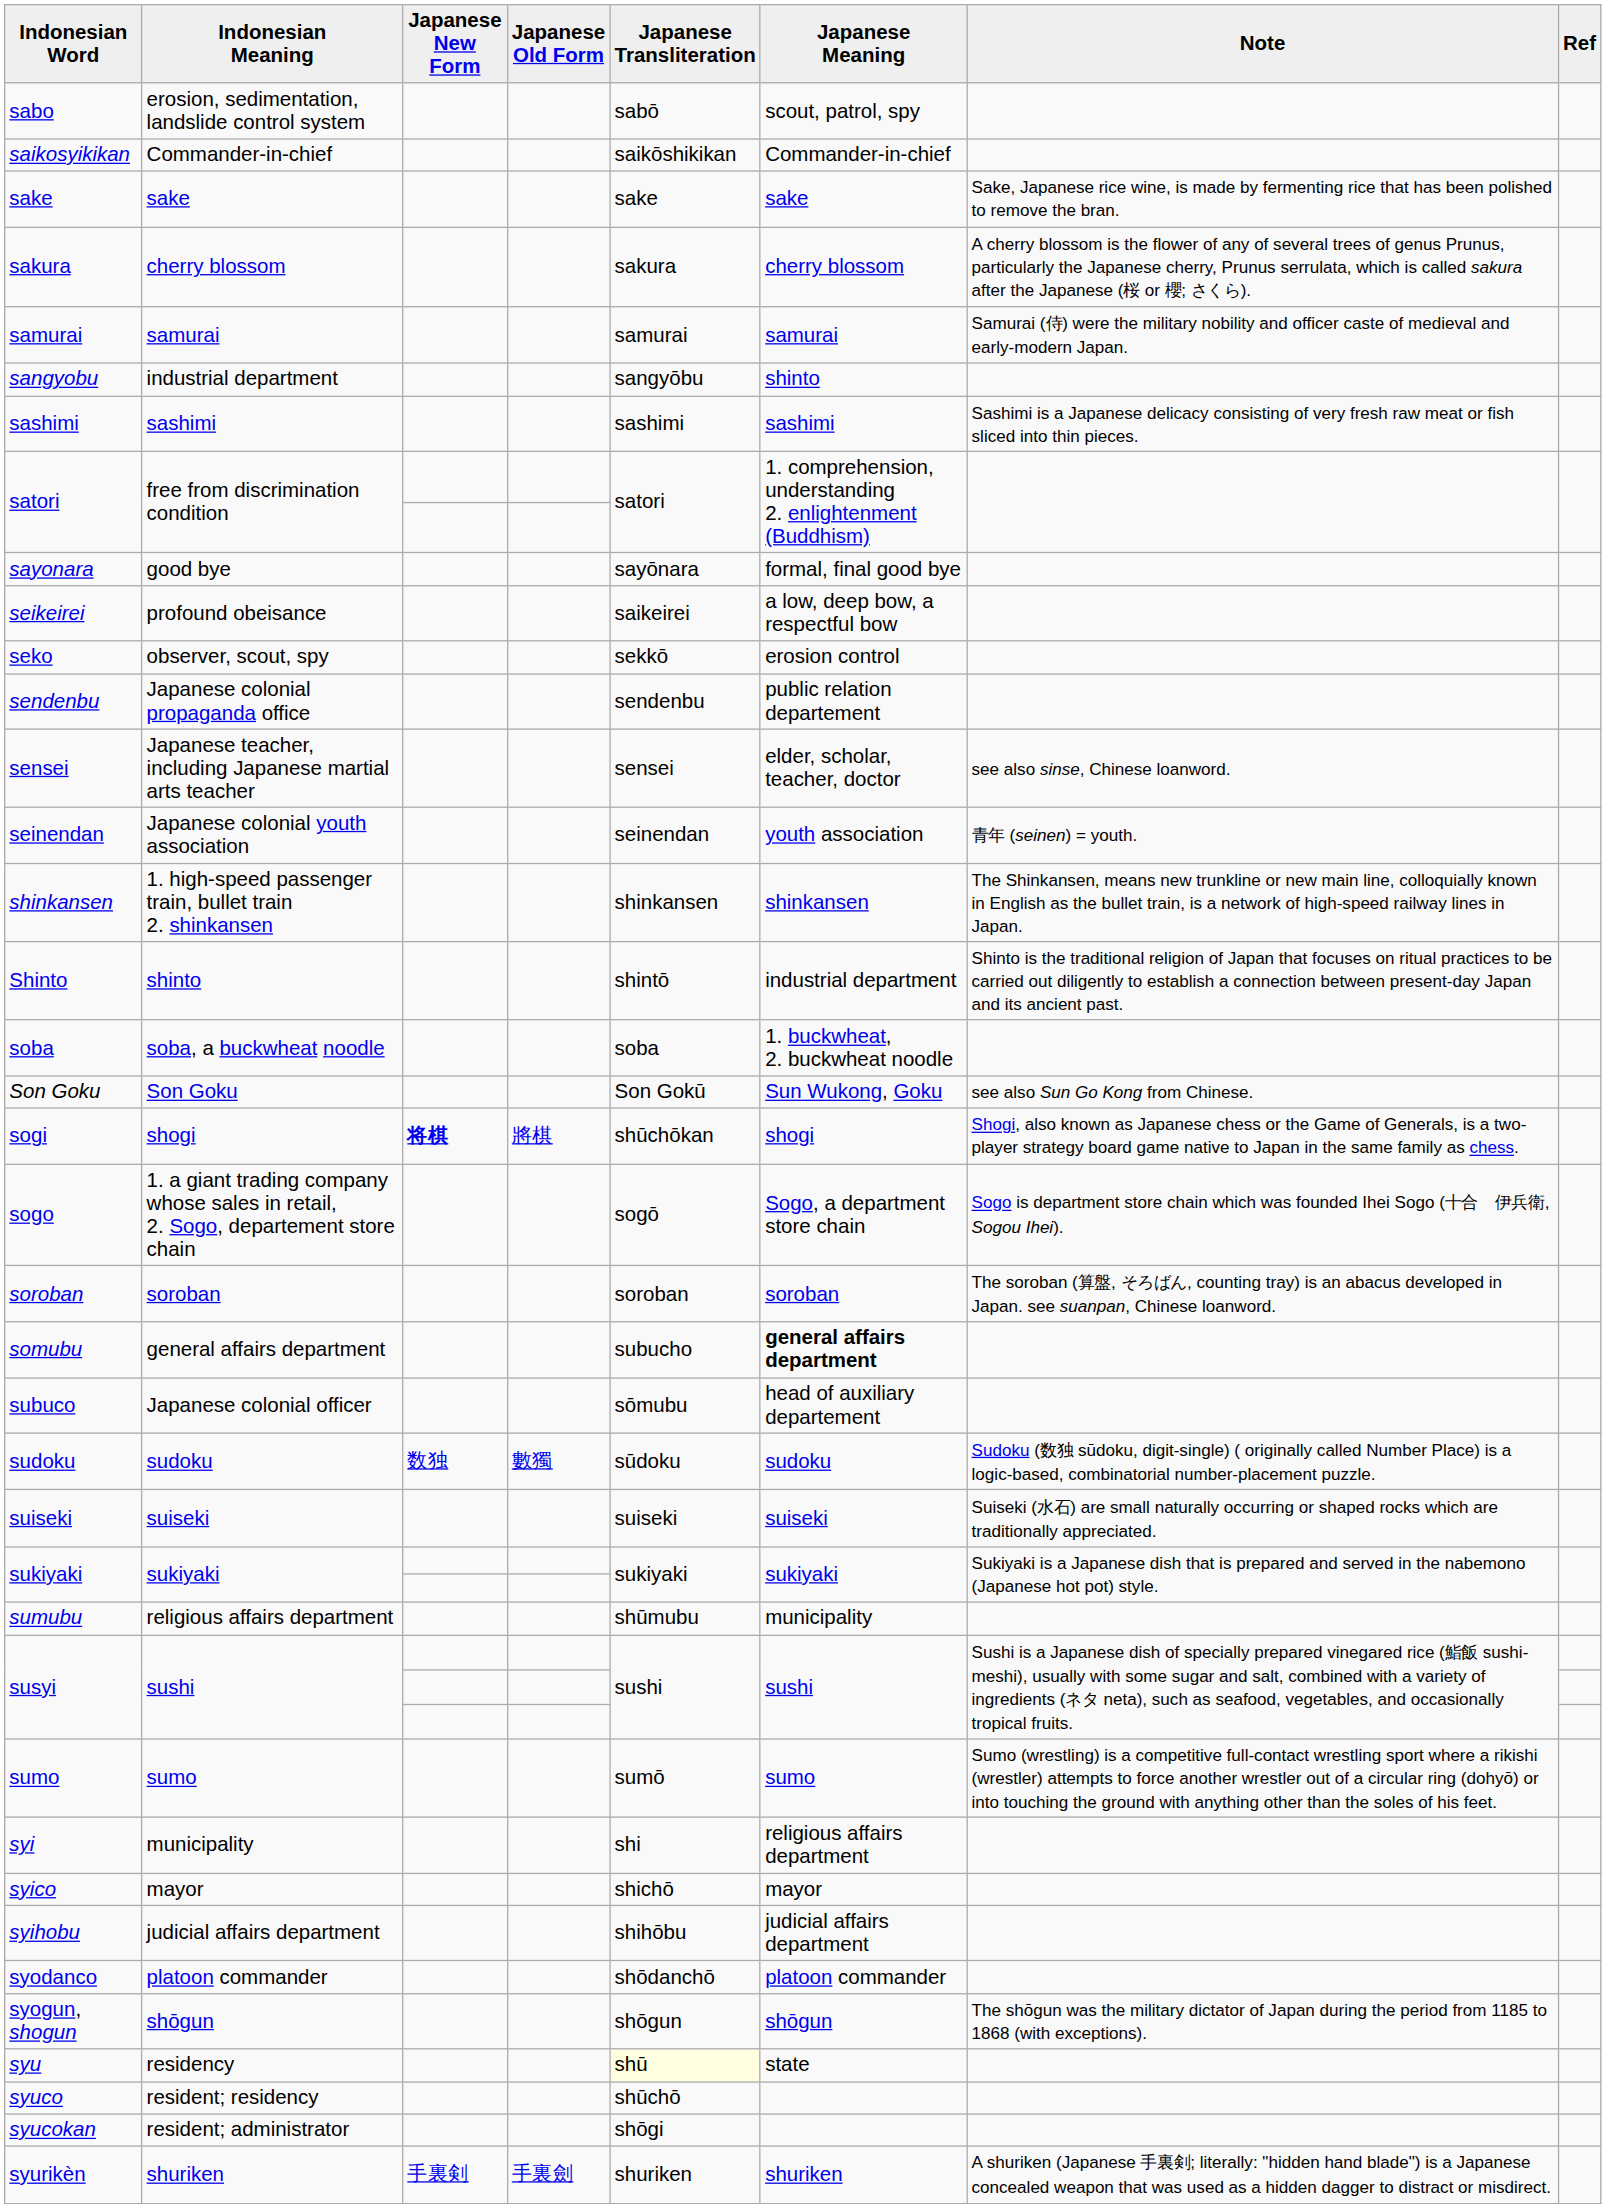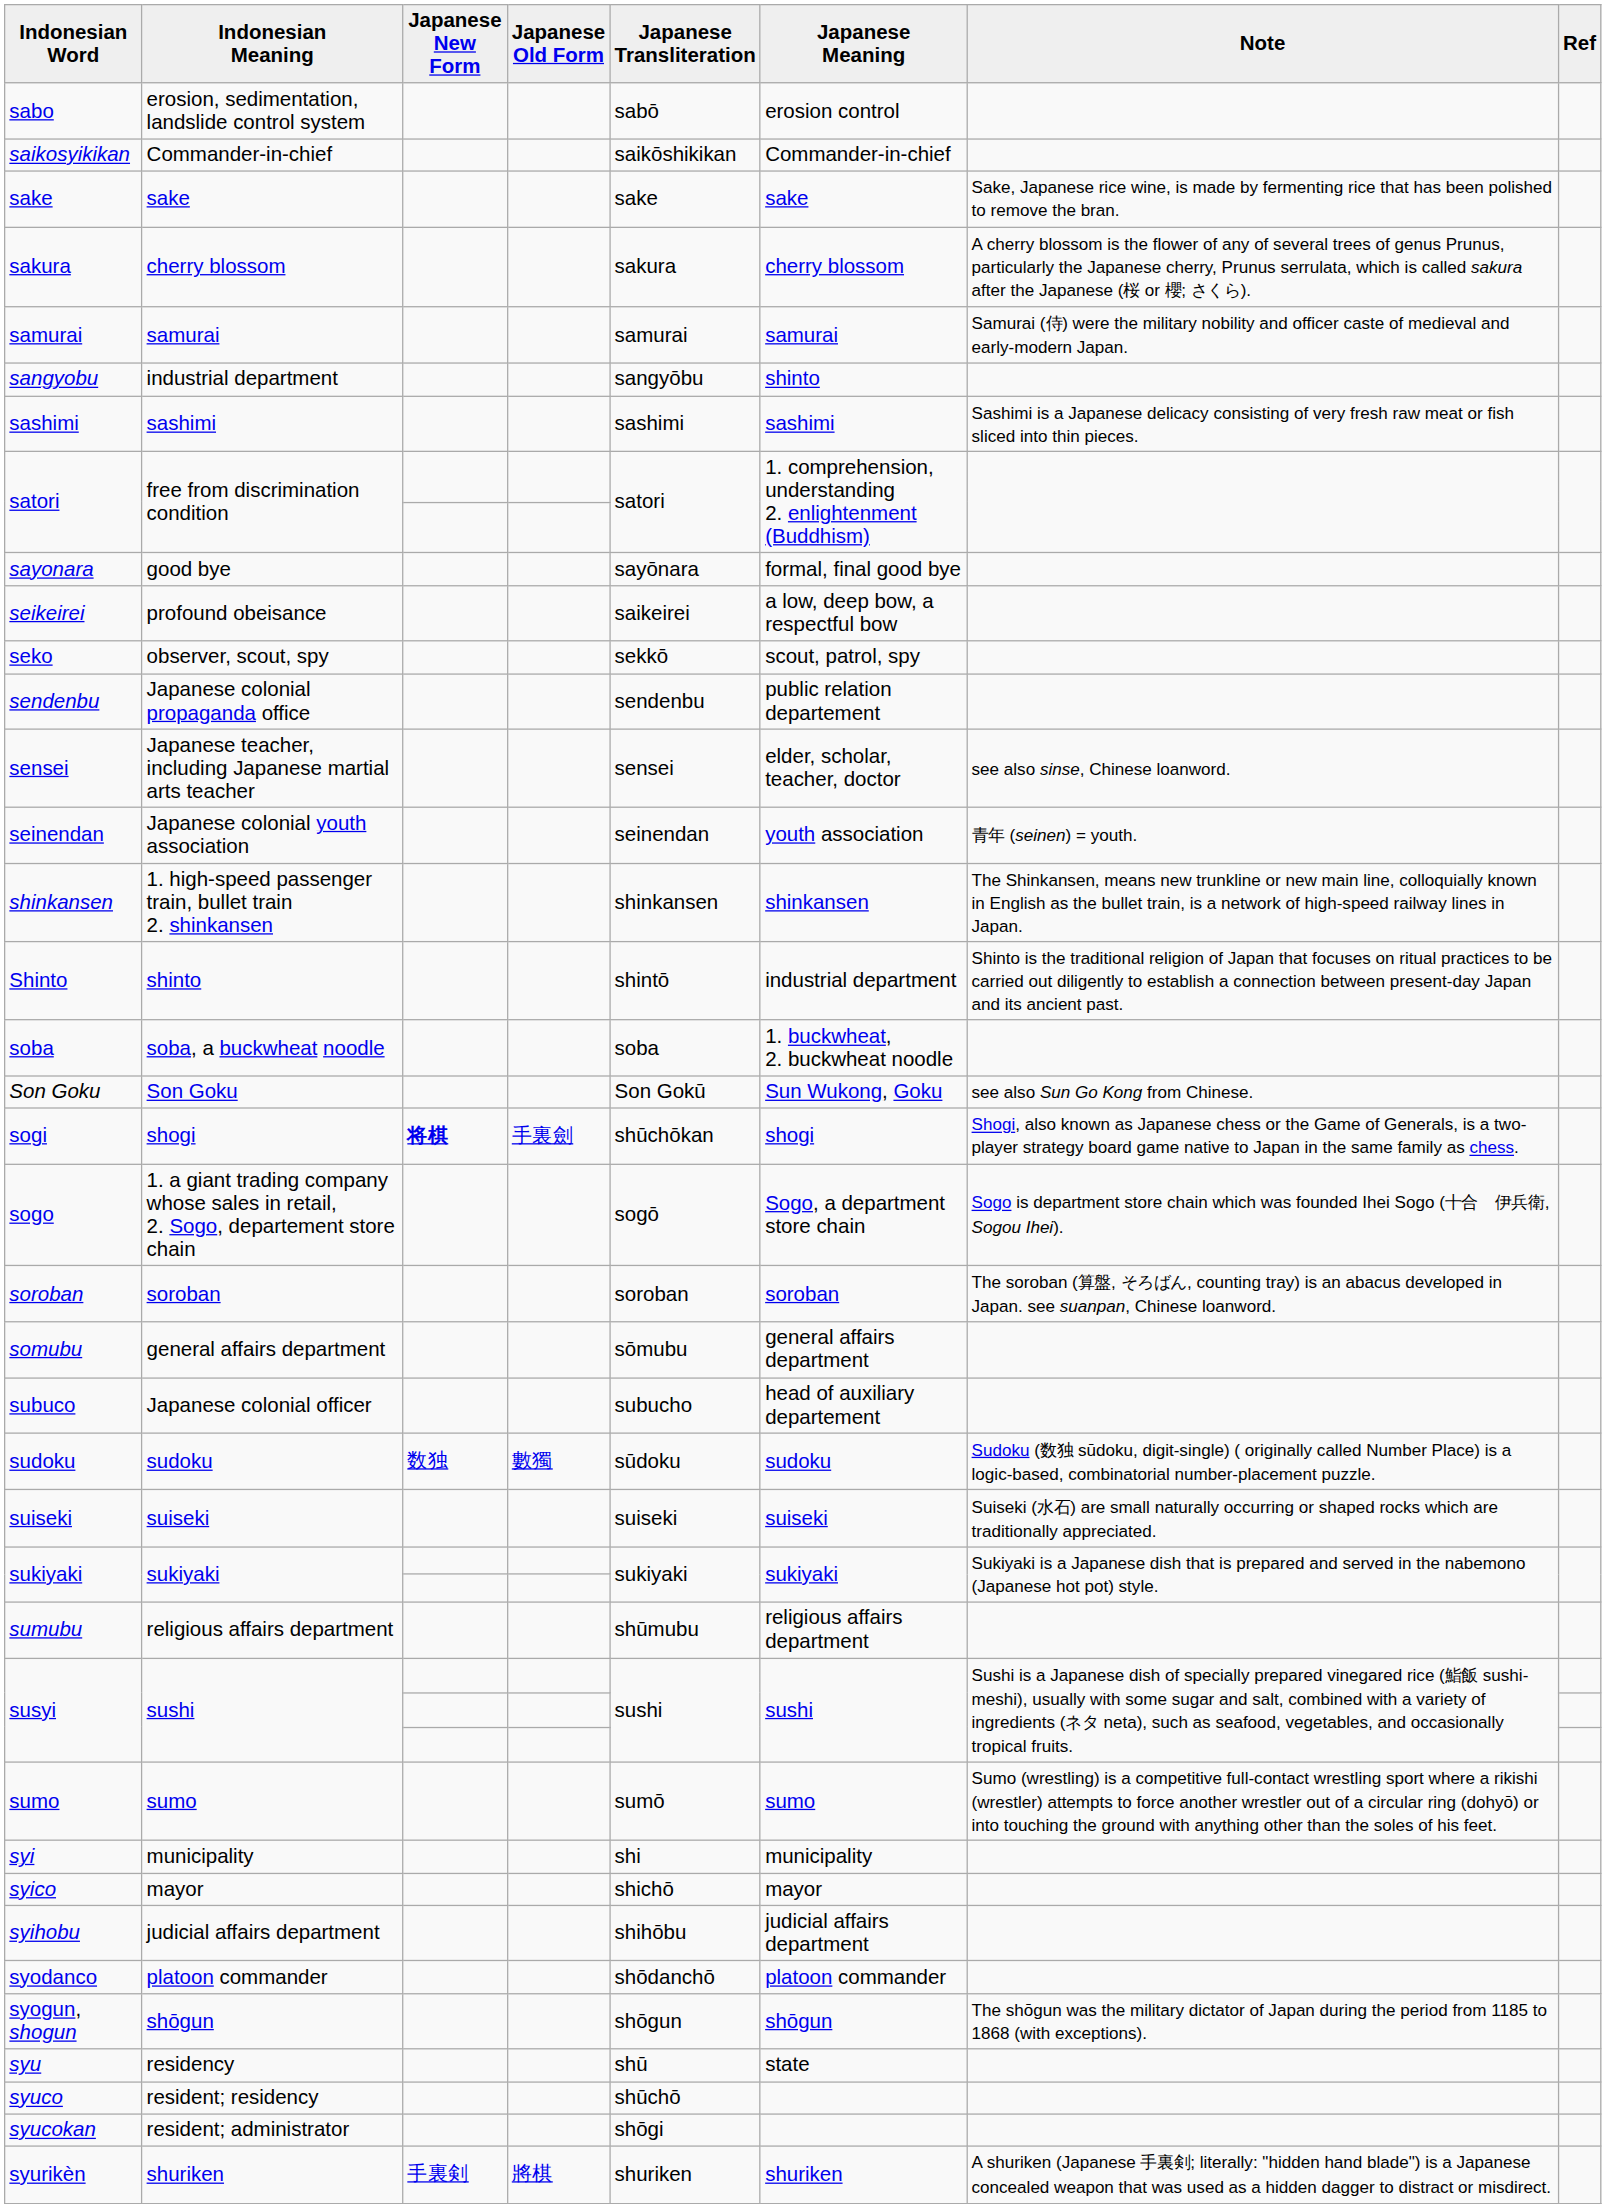(843, 110) scout, patrol, spy -> (832, 110) erosion control
(832, 657) erosion control -> (843, 657) scout, patrol, spy
(532, 1135) 將棋 -> (543, 1135) 手裏劍
(653, 1349) subucho -> (651, 1349) sōmubu
(835, 1349) bold -> (830, 1349) normal
(651, 1405) sōmubu -> (653, 1405) subucho
(819, 1618) municipality -> (834, 1629) religious affairs department
(834, 1845) religious affairs department -> (819, 1856) municipality
(631, 2065) lightyellow background -> (631, 2065) no background
(543, 2174) 手裏劍 -> (532, 2174) 將棋
